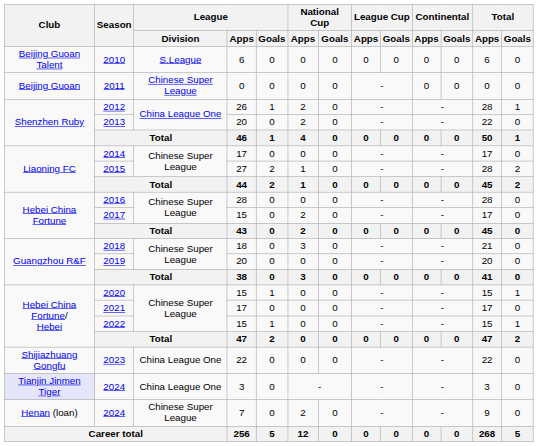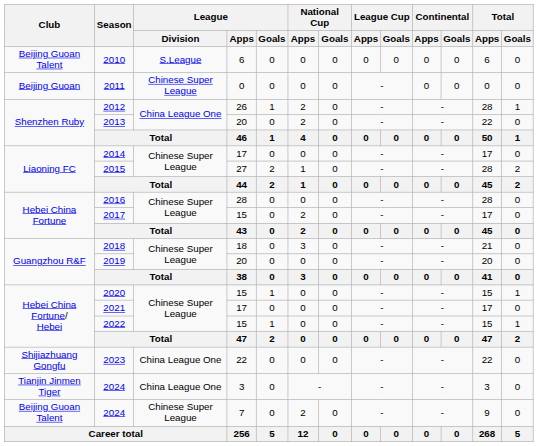(49, 386) lavender background -> (49, 386) no background
(49, 413) Henan (loan) -> (49, 413) Beijing Guoan Talent
